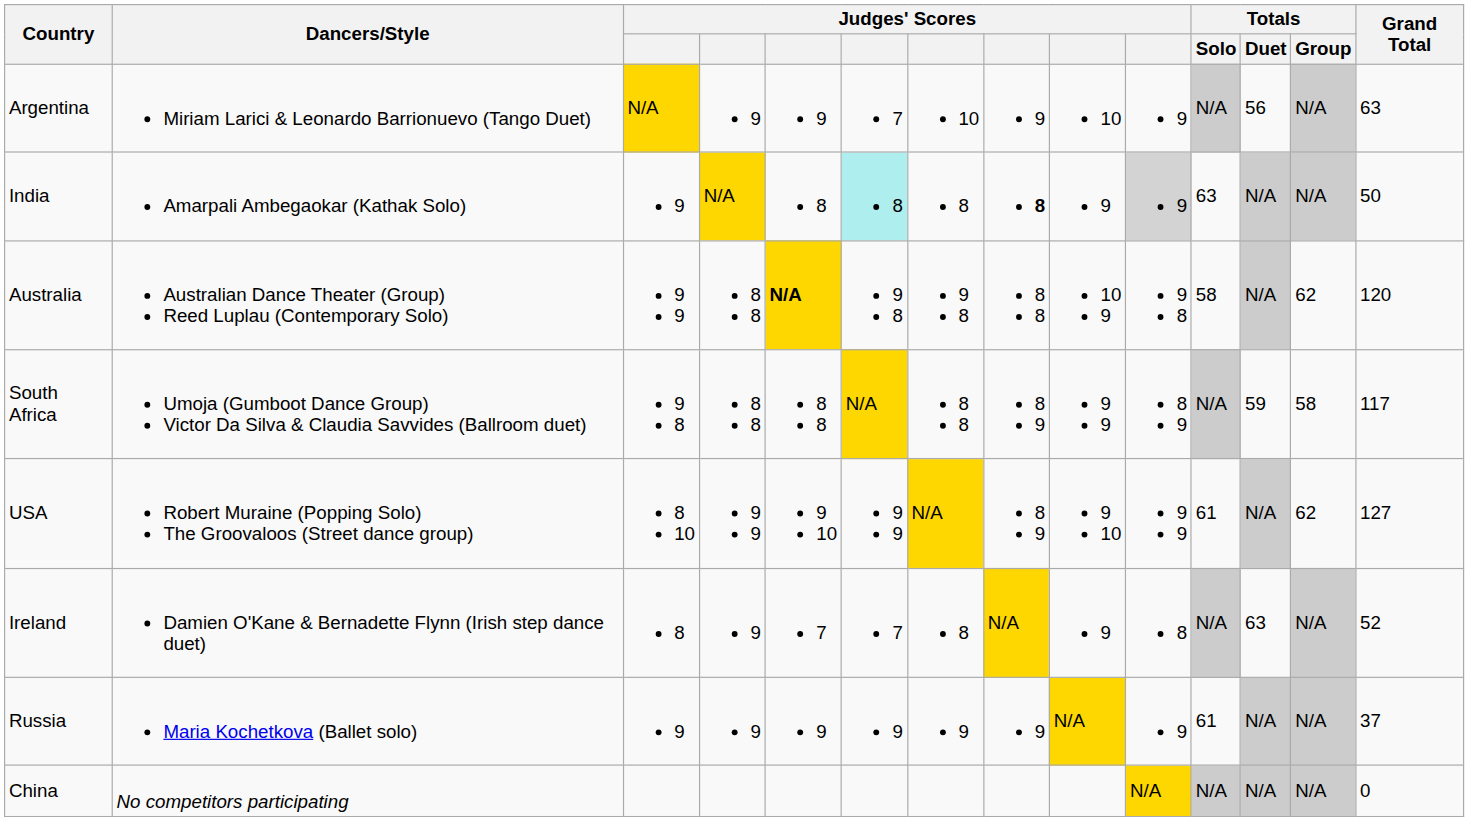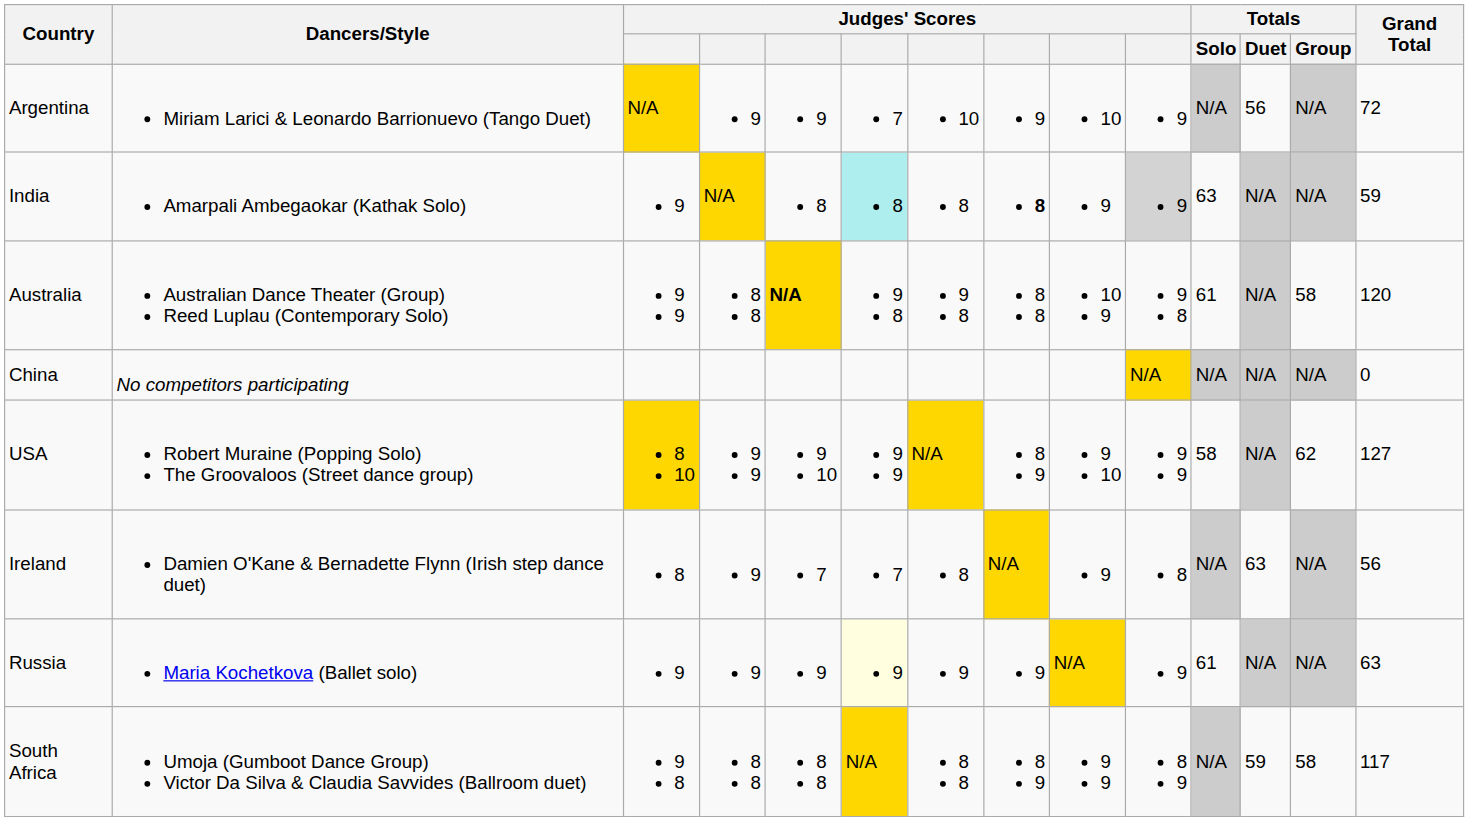(1370, 107) 63 -> (1370, 107) 72
(1370, 196) 50 -> (1370, 196) 59
(1206, 294) 58 -> (1206, 294) 61
(1306, 294) 62 -> (1306, 294) 58
rows swapped: (33, 404) <-> (33, 790)
(661, 524) no background -> (661, 465) gold background
(1206, 513) 61 -> (1206, 454) 58
(1370, 622) 52 -> (1370, 564) 56
(874, 732) no background -> (874, 673) lightyellow background
(1370, 721) 37 -> (1370, 662) 63
